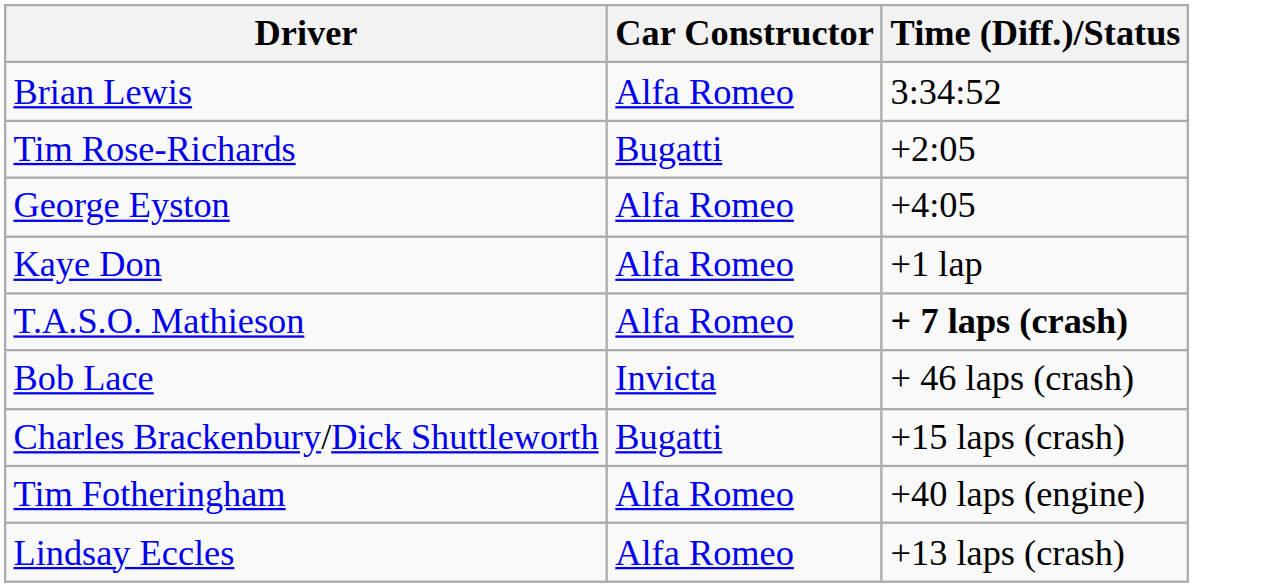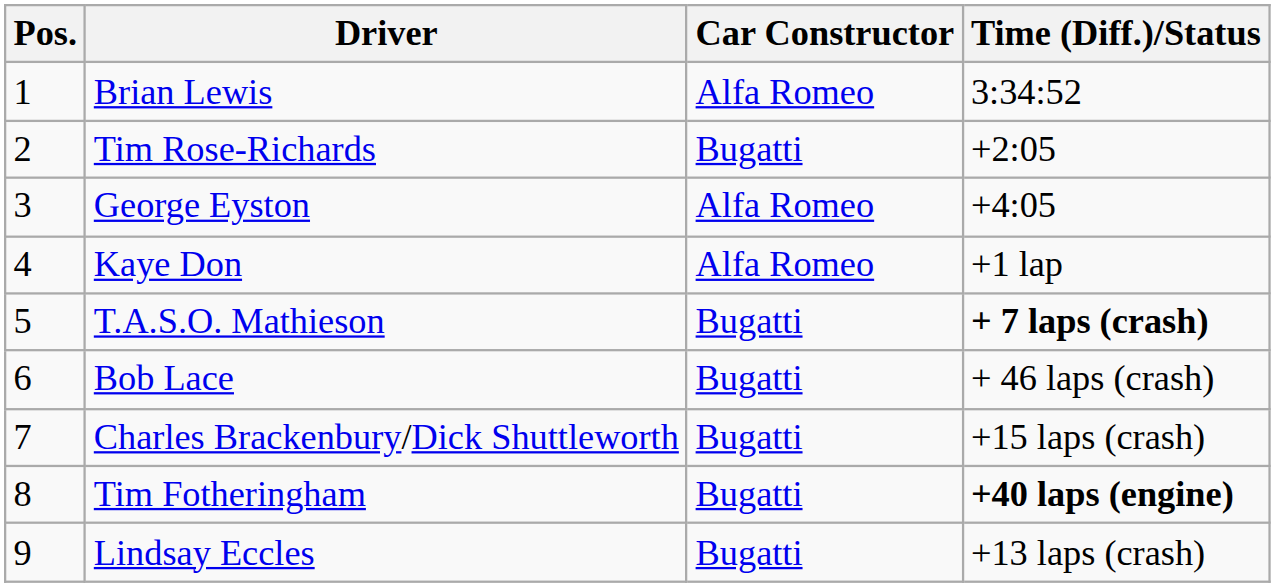+ column: (45, 33)
(705, 321) Alfa Romeo -> (749, 321) Bugatti
(666, 378) Invicta -> (749, 378) Bugatti
(705, 494) Alfa Romeo -> (749, 494) Bugatti
(1018, 494) normal -> (1102, 494) bold
(705, 551) Alfa Romeo -> (749, 551) Bugatti
